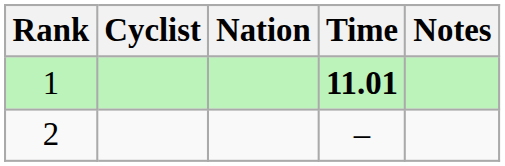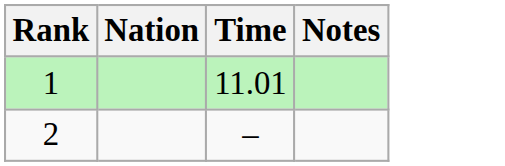- column: (153, 30)
(362, 82) bold -> (250, 82) normal
